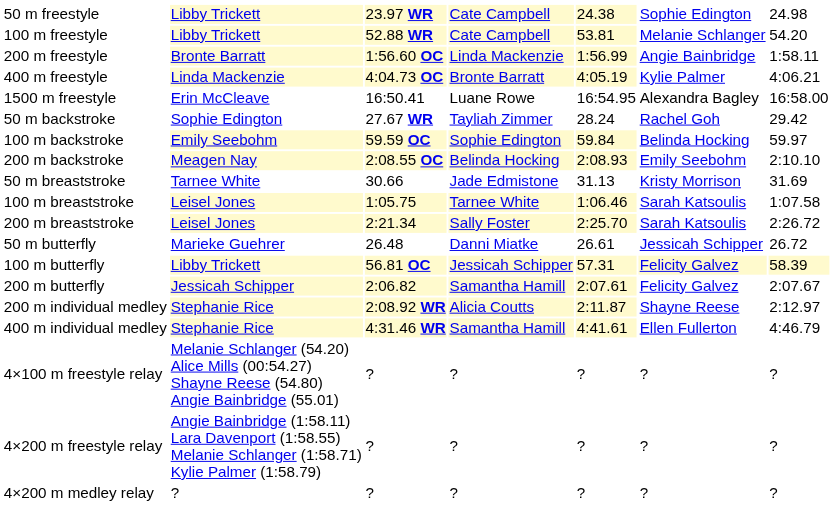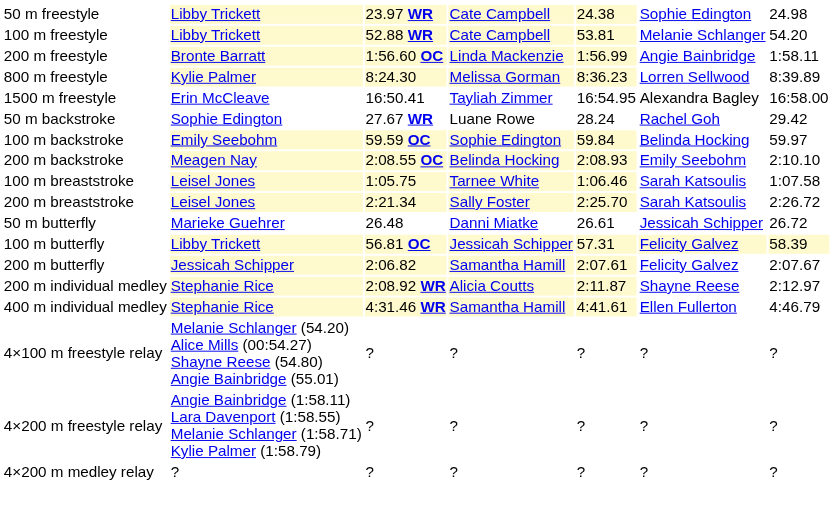- row: (56, 77)
+ row: (56, 77)
(492, 98) Luane Rowe -> (501, 98) Tayliah Zimmer
(501, 118) Tayliah Zimmer -> (492, 118) Luane Rowe
- row: (65, 181)
